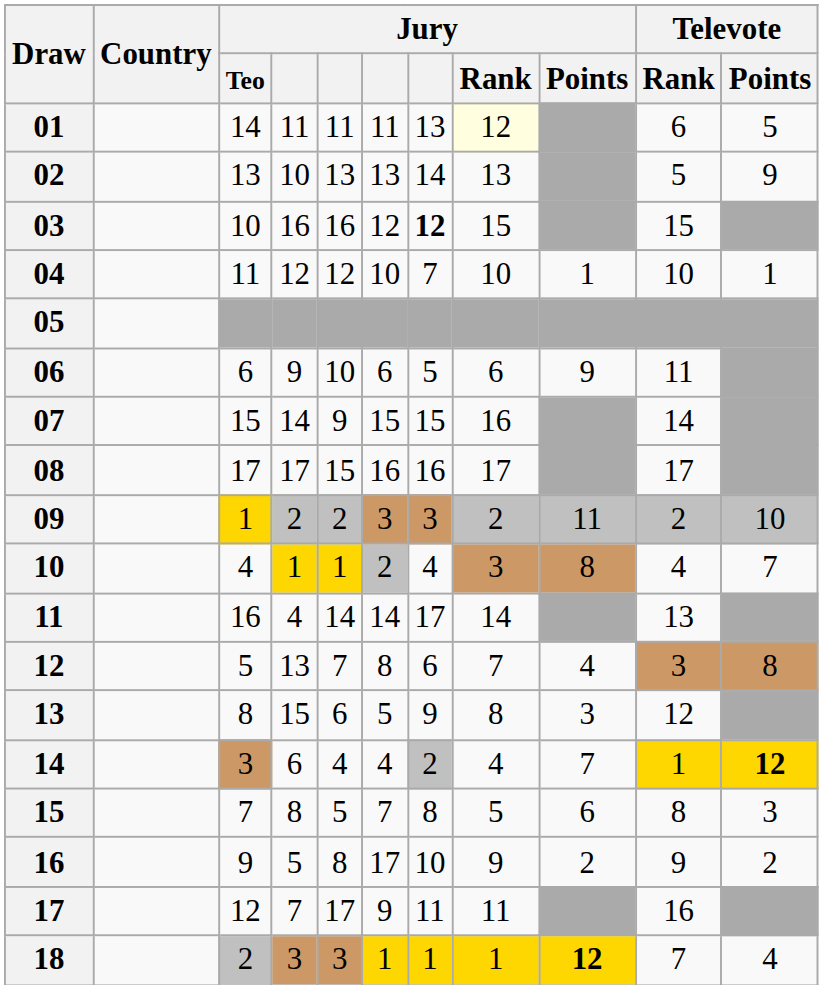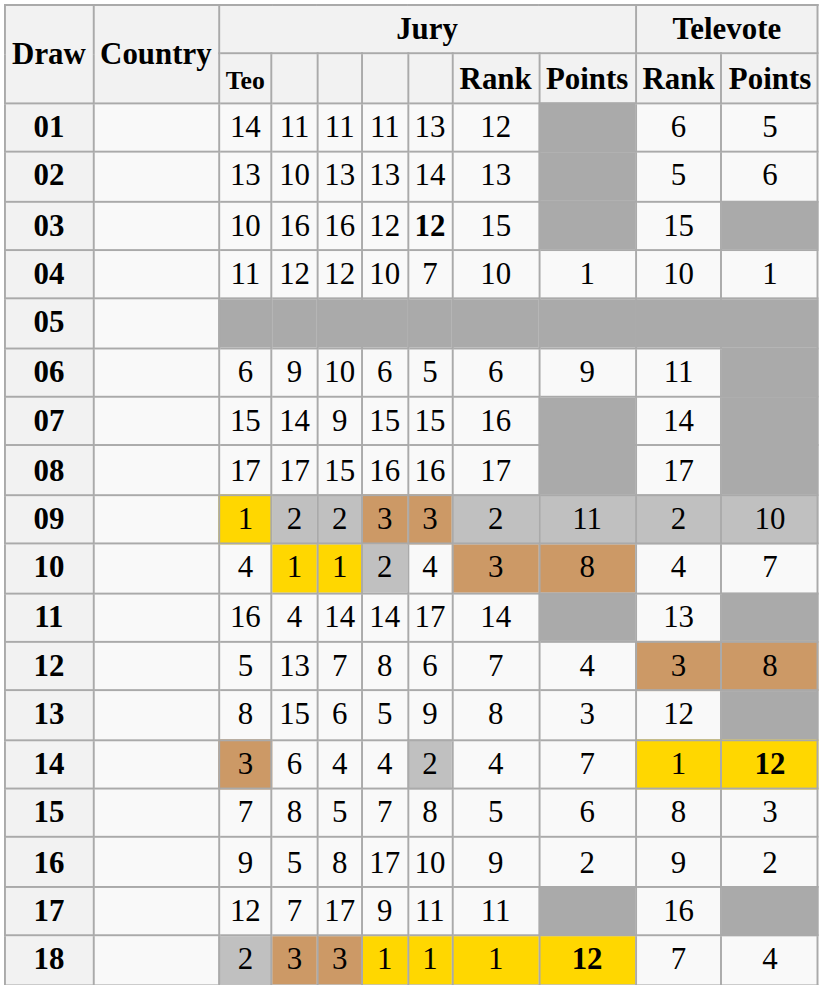(496, 126) lightyellow background -> (496, 126) no background
(770, 175) 9 -> (770, 175) 6
